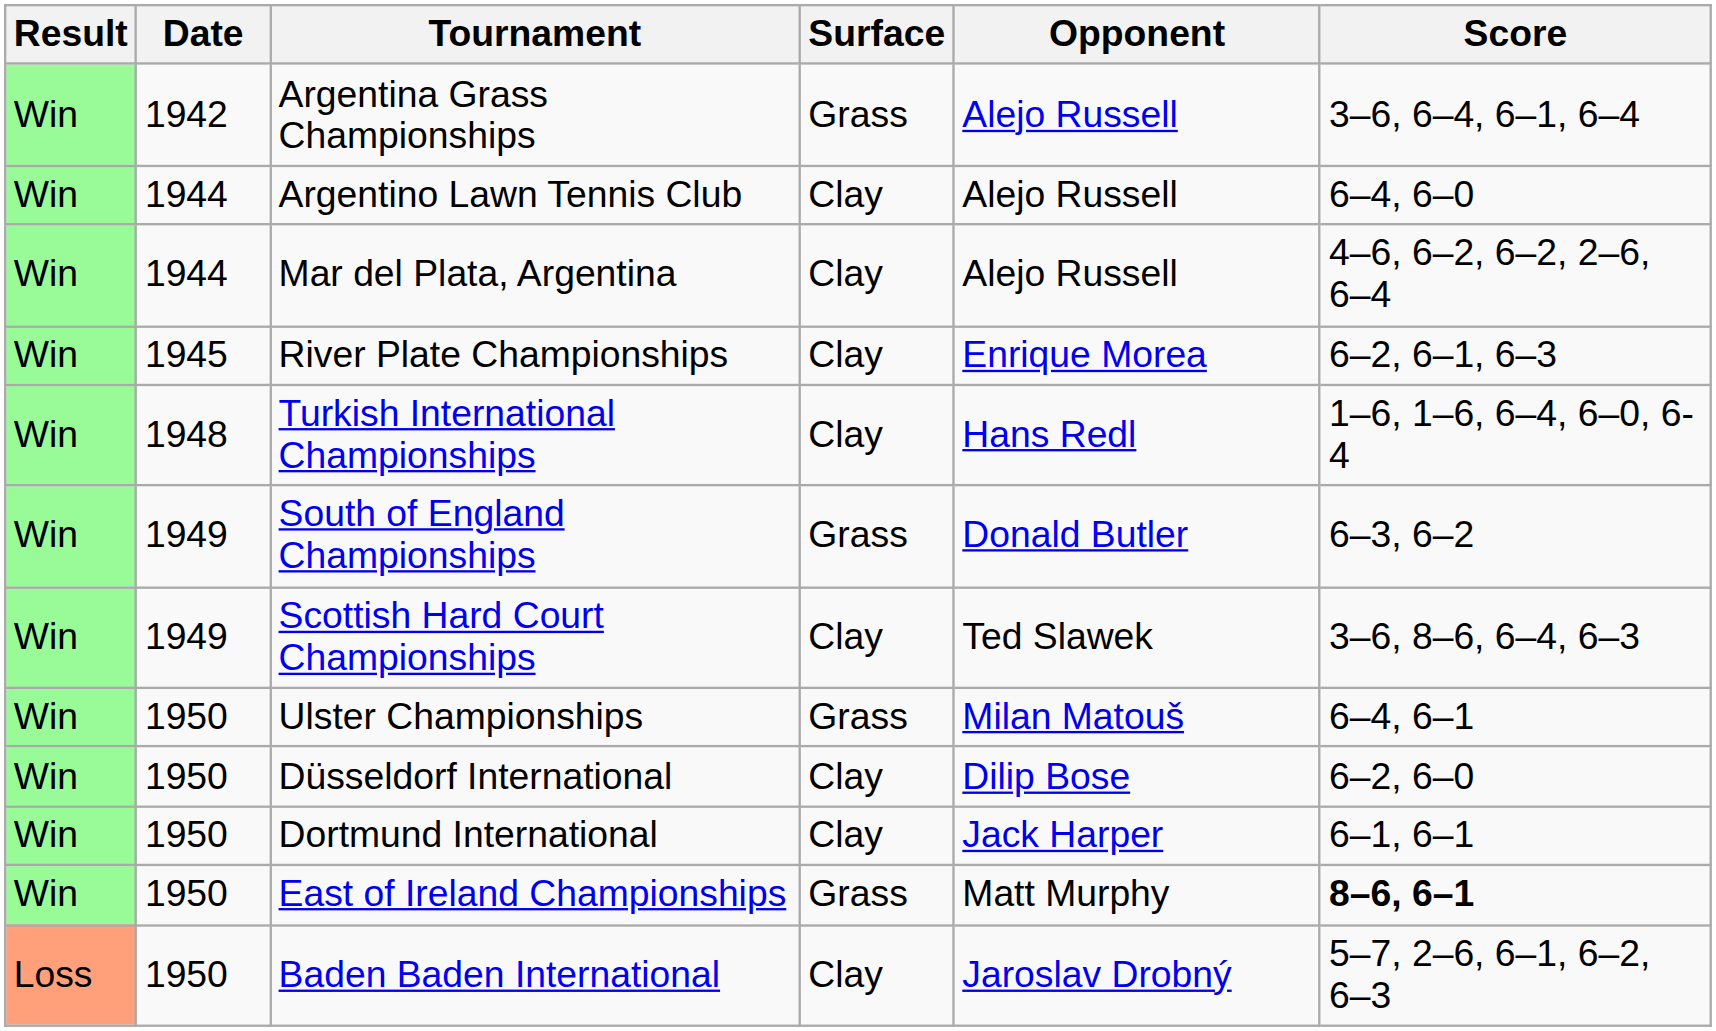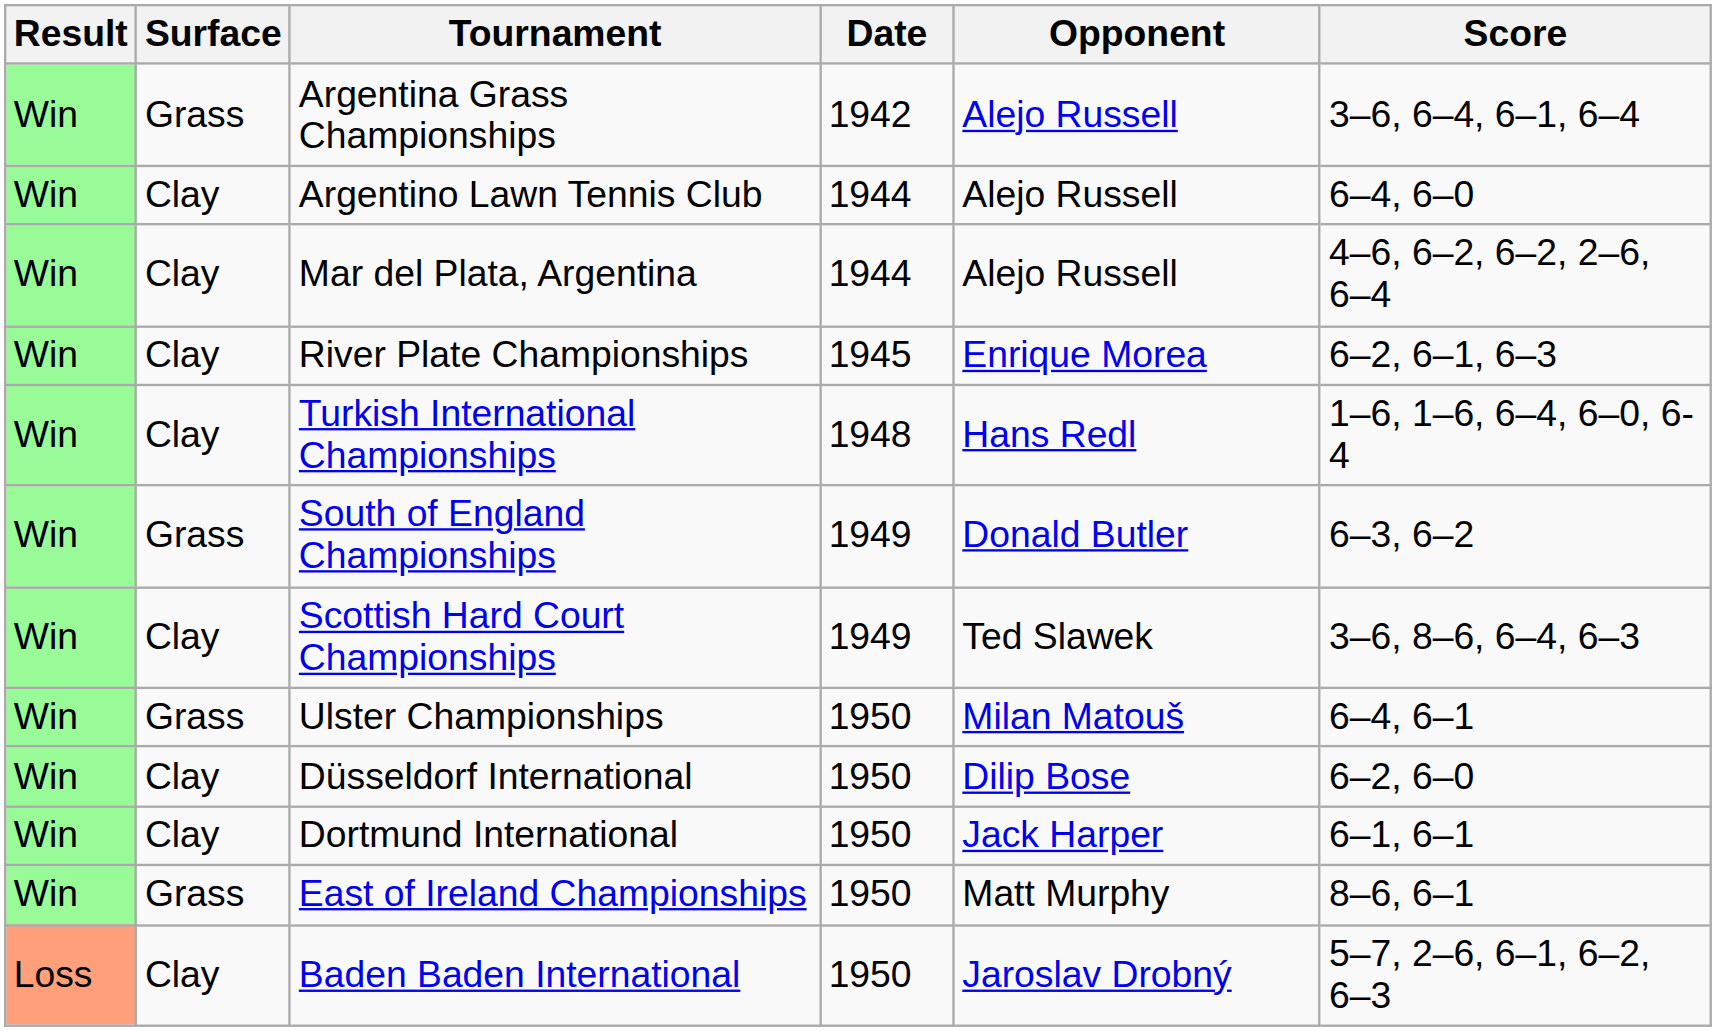columns swapped: (203, 34) <-> (877, 34)
(1402, 894) bold -> (1402, 894) normal
